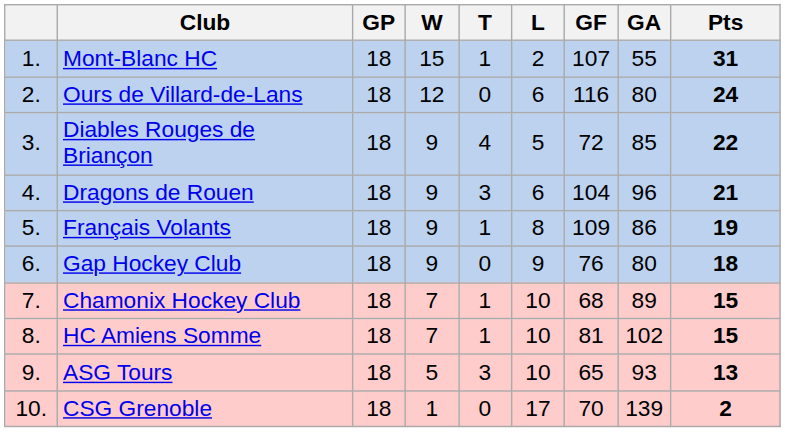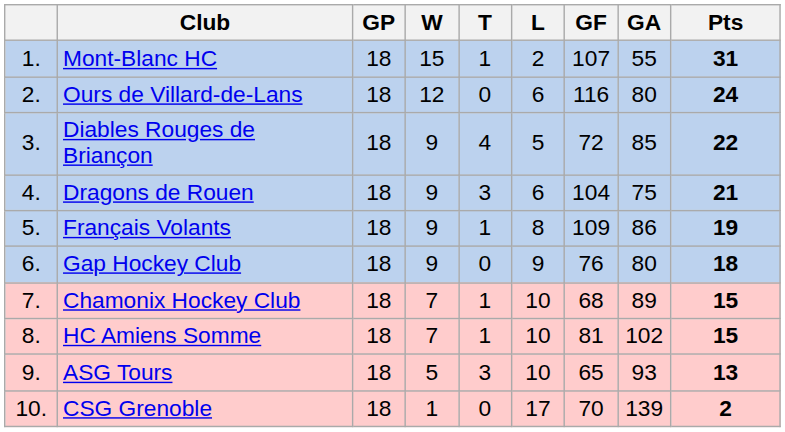(644, 192) 96 -> (644, 192) 75
